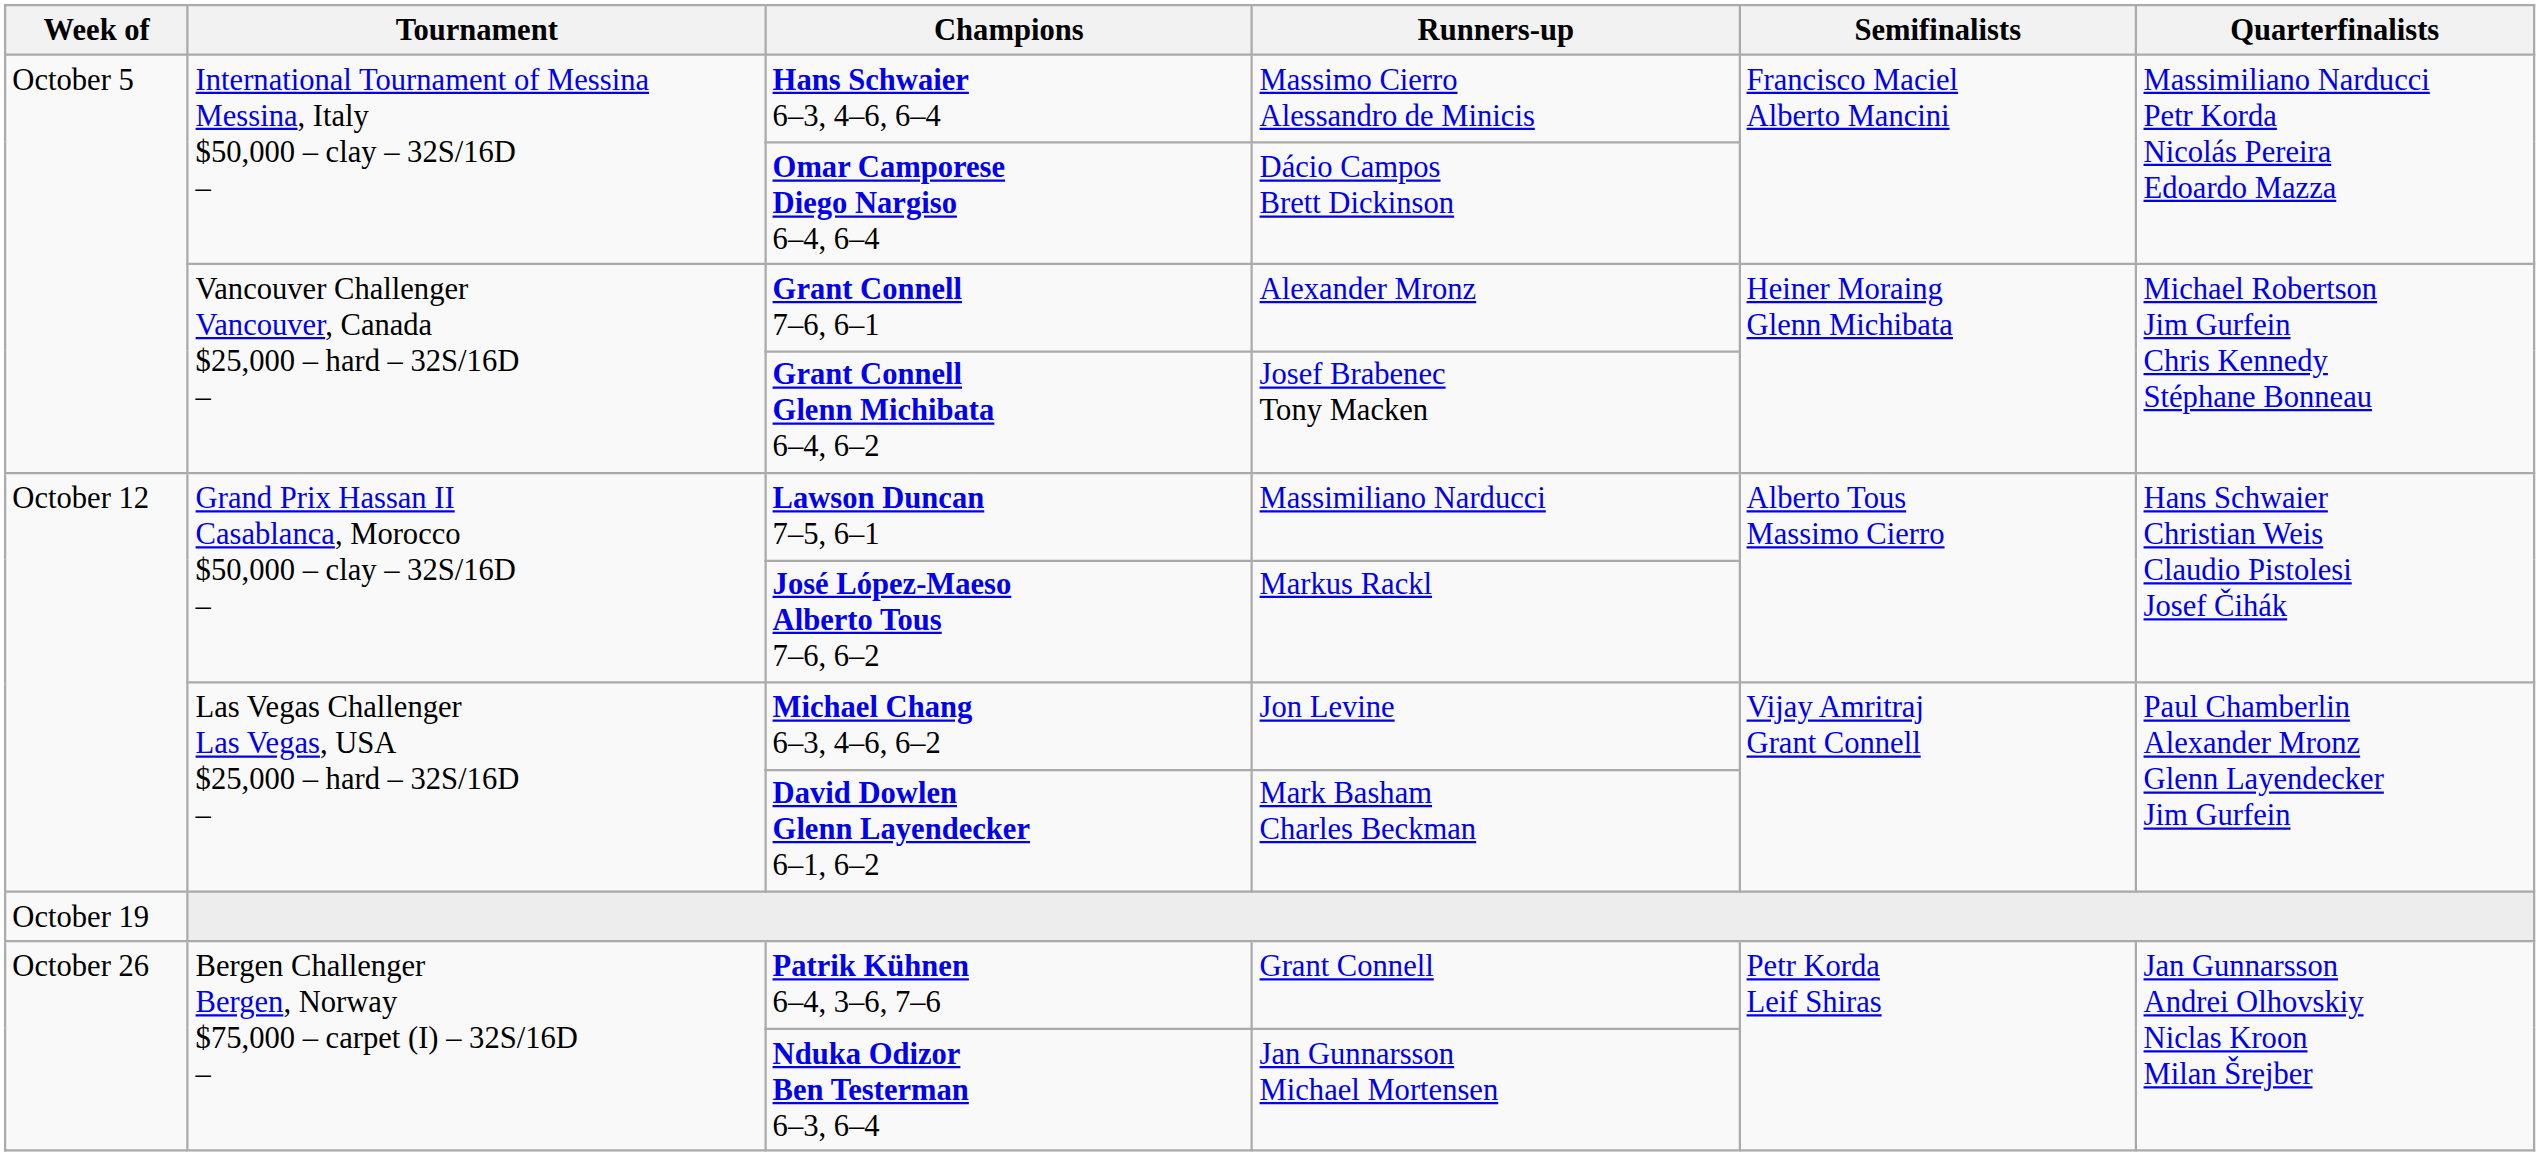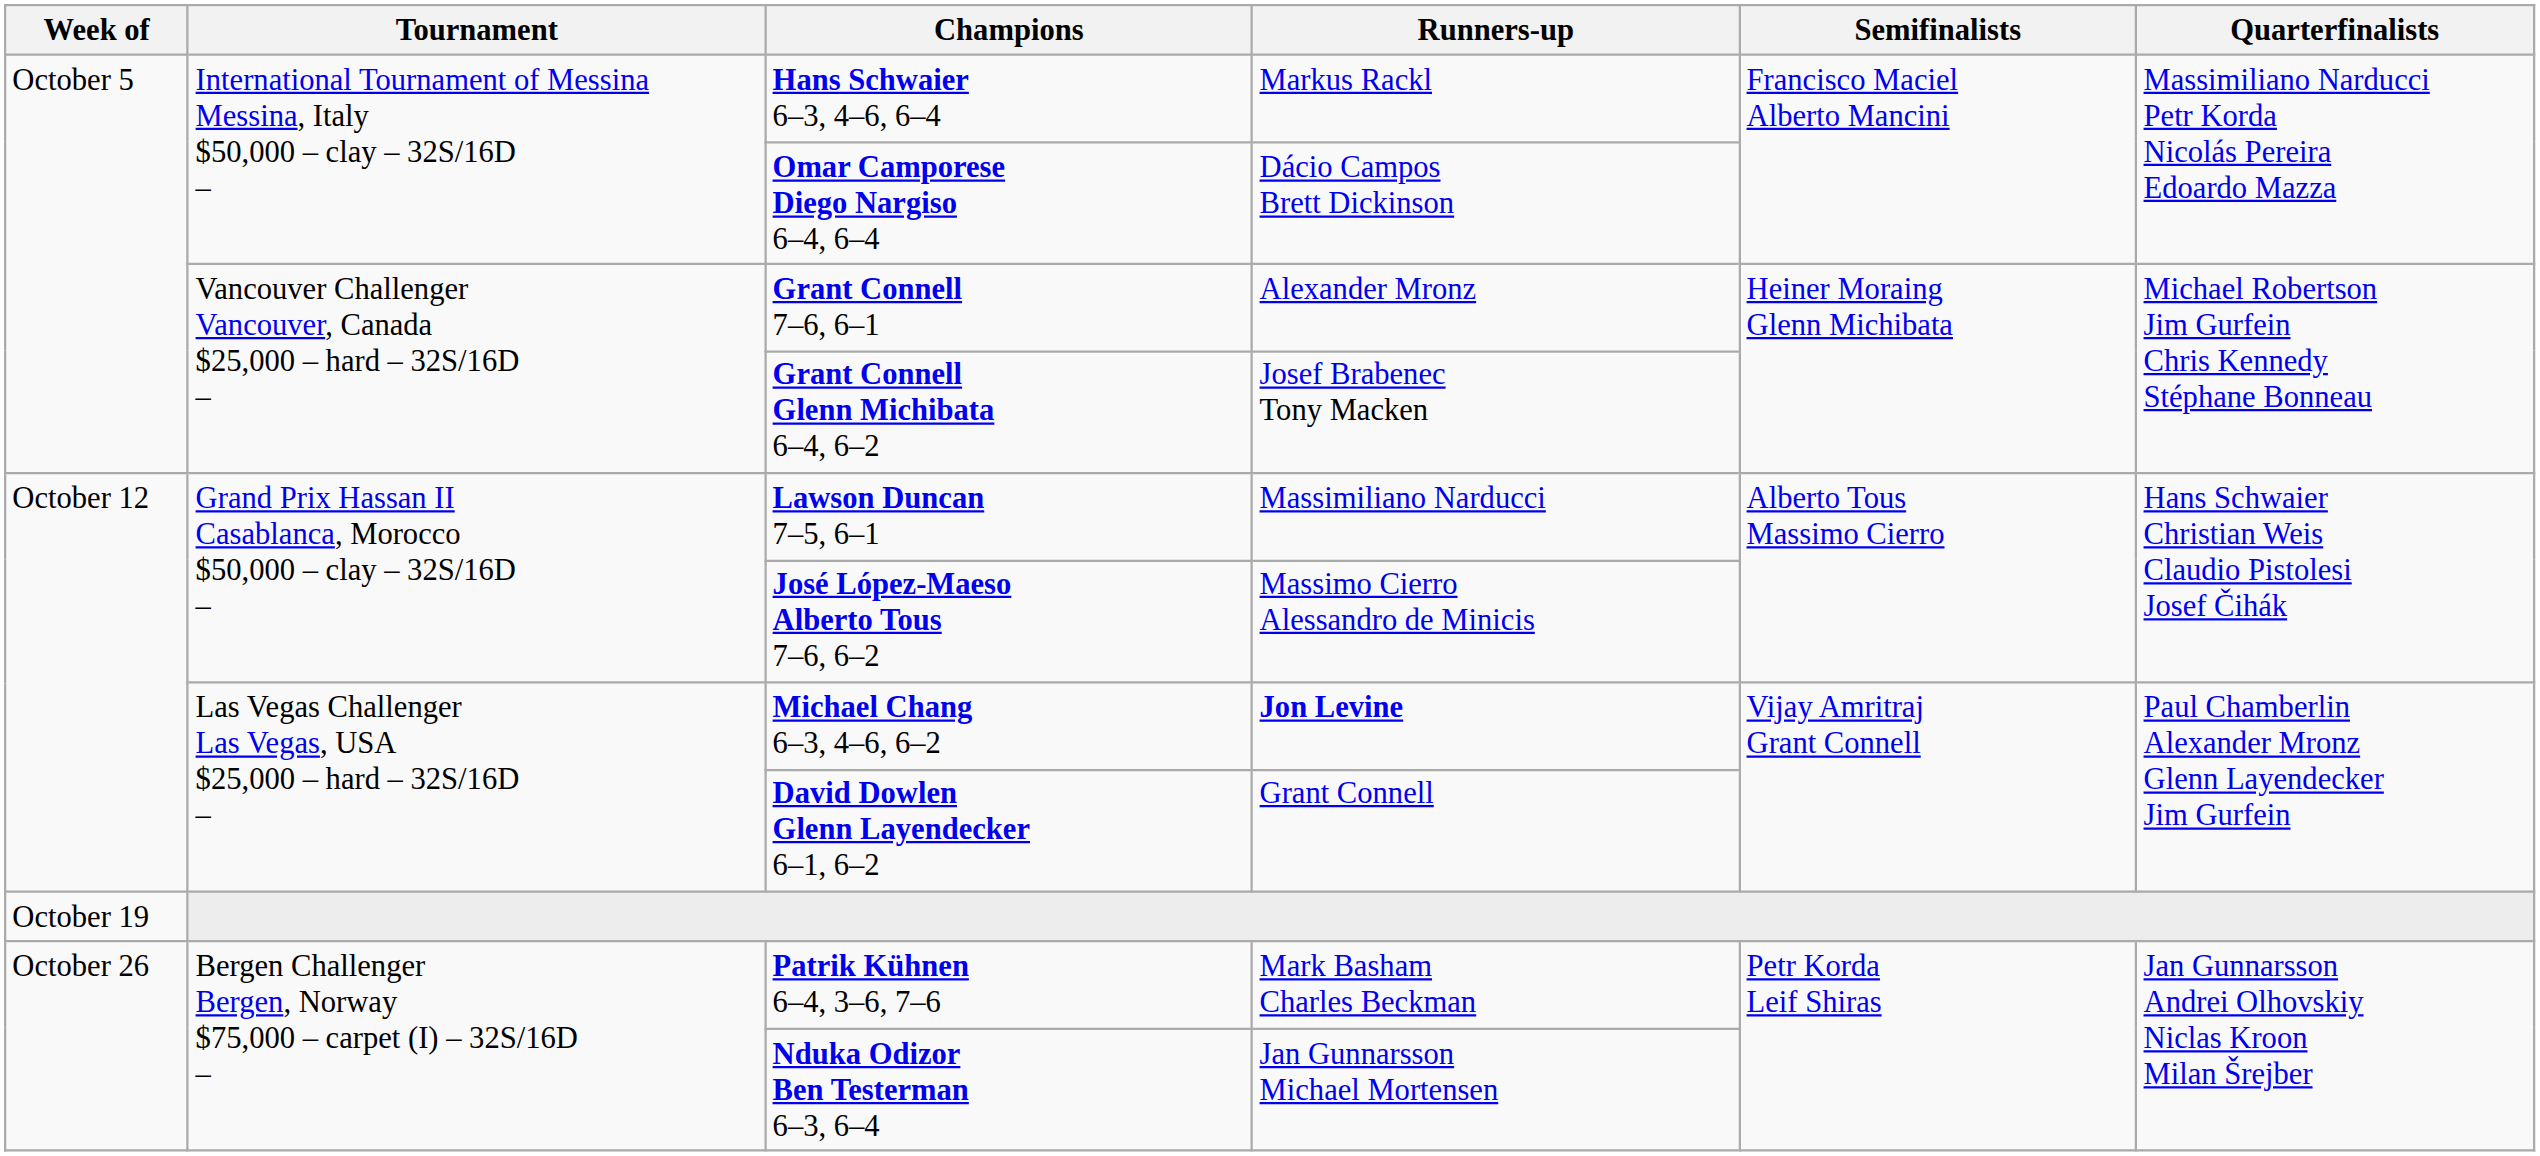(1397, 97) Massimo Cierro Alessandro de Minicis -> (1346, 79) Markus Rackl
(1346, 584) Markus Rackl -> (1397, 602) Massimo Cierro Alessandro de Minicis
(1327, 706) normal -> (1331, 706) bold
(1368, 811) Mark Basham Charles Beckman -> (1347, 793) Grant Connell
(1347, 966) Grant Connell -> (1368, 984) Mark Basham Charles Beckman
